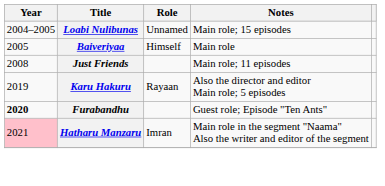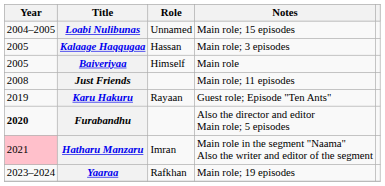+ row: (103, 47)
(252, 87) Also the director and editor Main role; 5 episodes -> (264, 98) Guest role; Episode "Ten Ants"
(260, 110) Guest role; Episode "Ten Ants" -> (256, 121) Also the director and editor Main role; 5 episodes
+ row: (103, 173)
